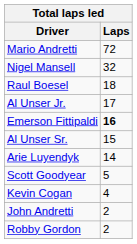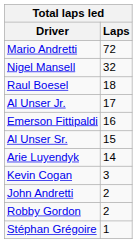(109, 121) bold -> (109, 121) normal
- row: (46, 175)
(106, 193) 4 -> (106, 175) 3
+ row: (52, 229)
